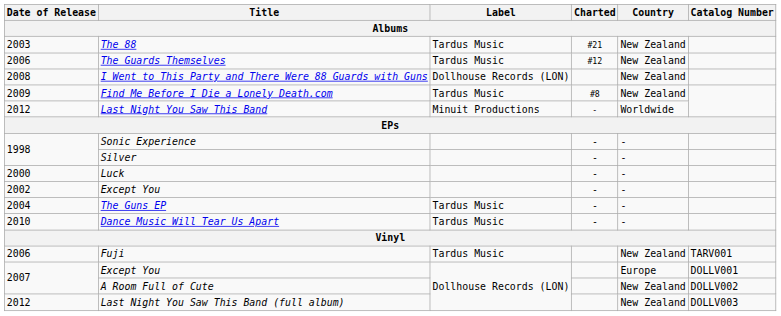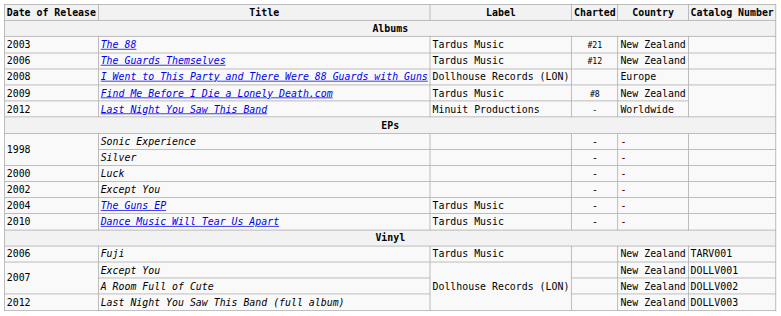(653, 77) New Zealand -> (638, 77) Europe
(638, 270) Europe -> (653, 270) New Zealand
